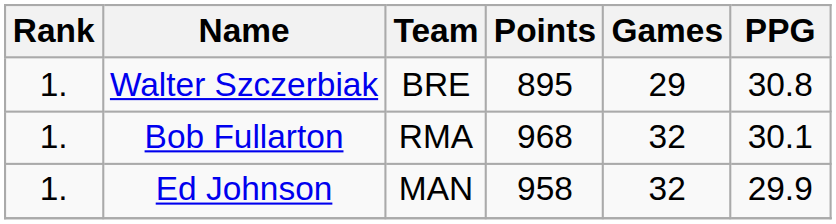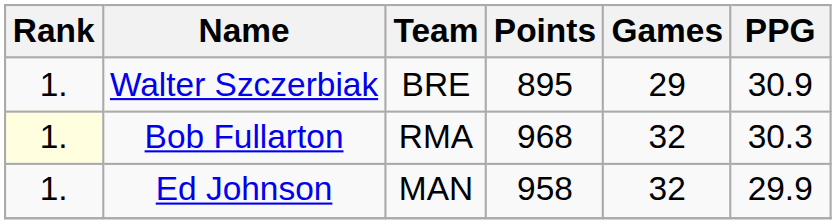(780, 84) 30.8 -> (780, 84) 30.9
(54, 137) no background -> (54, 137) lightyellow background
(780, 137) 30.1 -> (780, 137) 30.3
